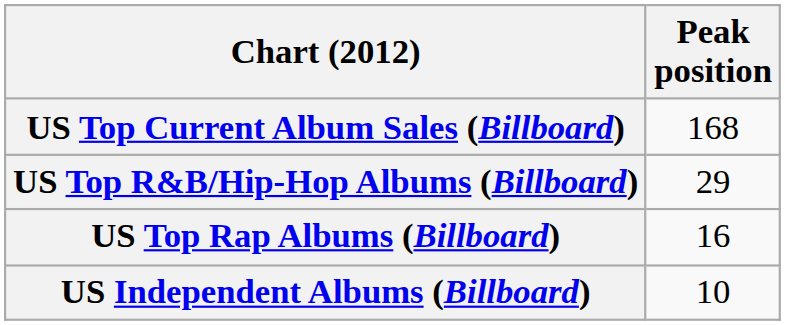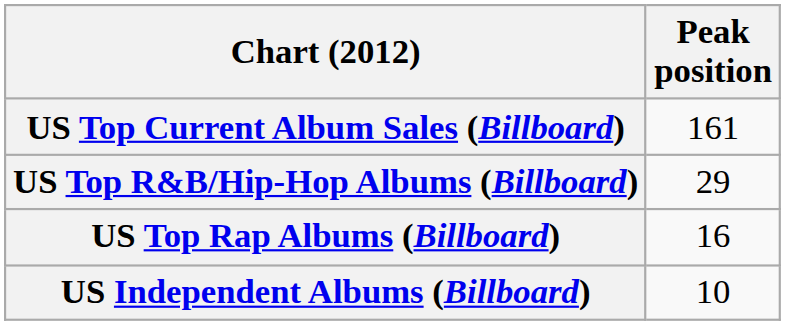(713, 126) 168 -> (713, 126) 161
